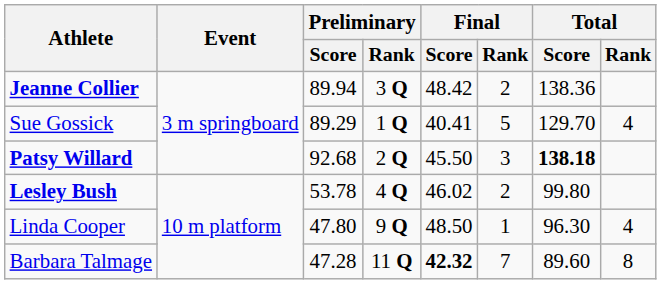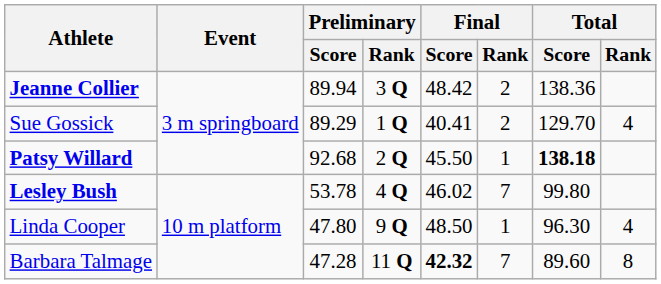(505, 123) 5 -> (505, 123) 2
(505, 158) 3 -> (505, 158) 1
(505, 192) 2 -> (505, 192) 7
